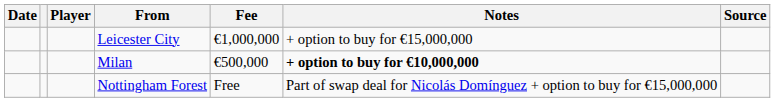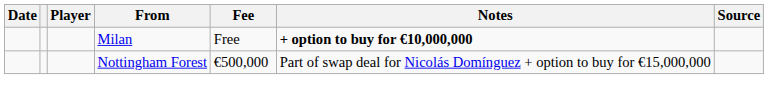- row: (139, 39)
(241, 62) €500,000 -> (227, 39) Free
(227, 85) Free -> (241, 62) €500,000
